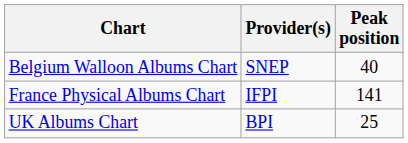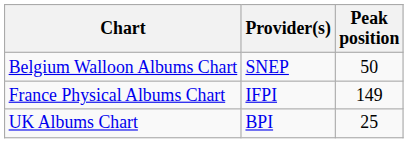(369, 66) 40 -> (369, 66) 50
(369, 94) 141 -> (369, 94) 149
